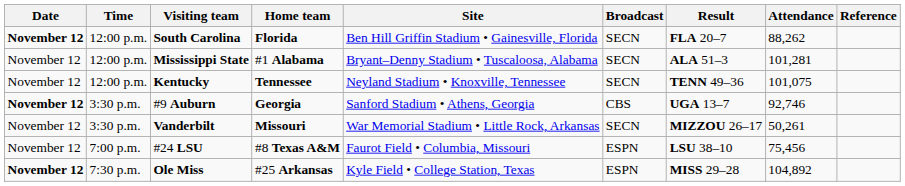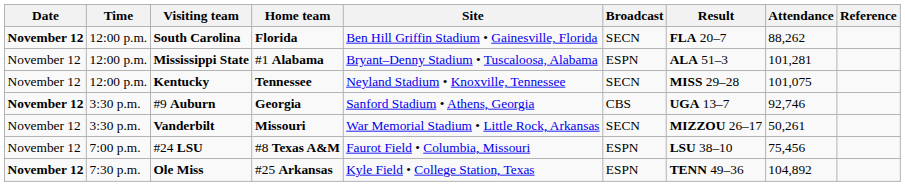(623, 59) SECN -> (622, 59) ESPN
(707, 81) TENN 49–36 -> (704, 81) MISS 29–28
(704, 170) MISS 29–28 -> (707, 170) TENN 49–36
